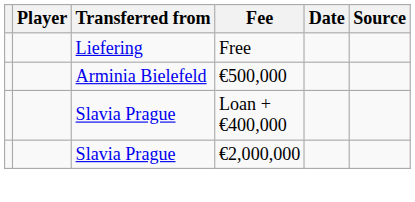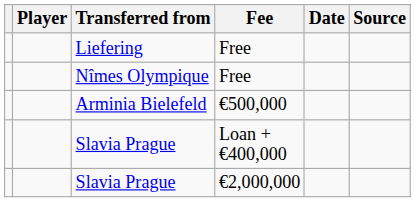+ row: (142, 76)
